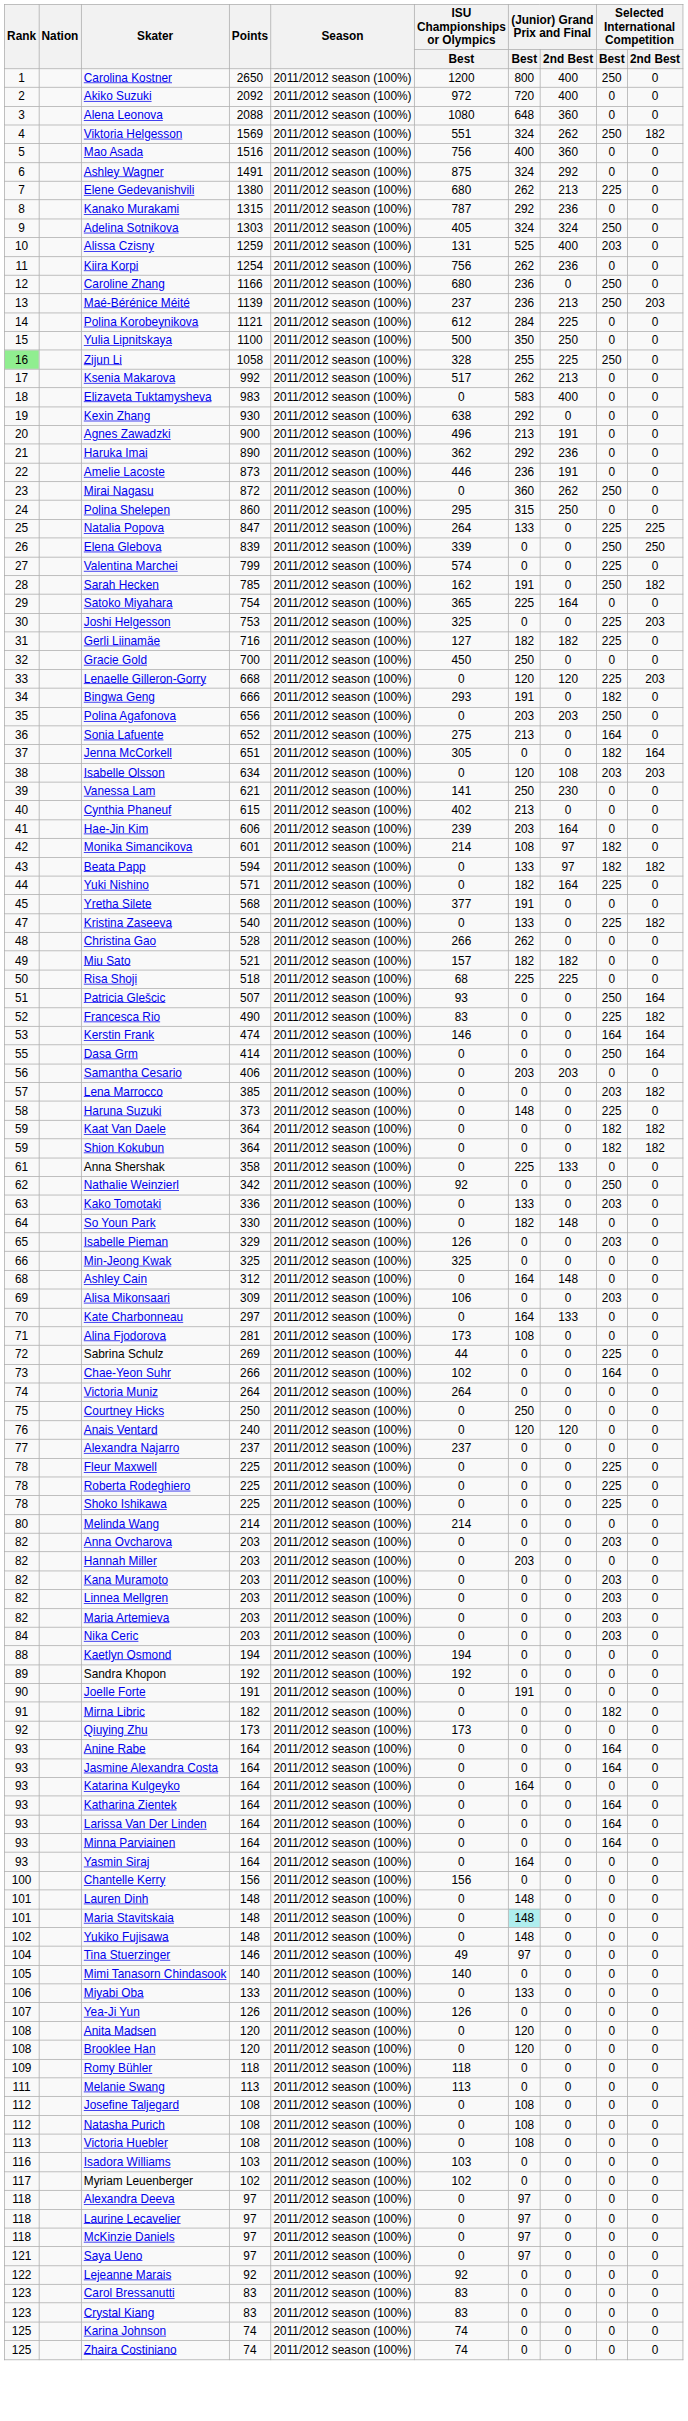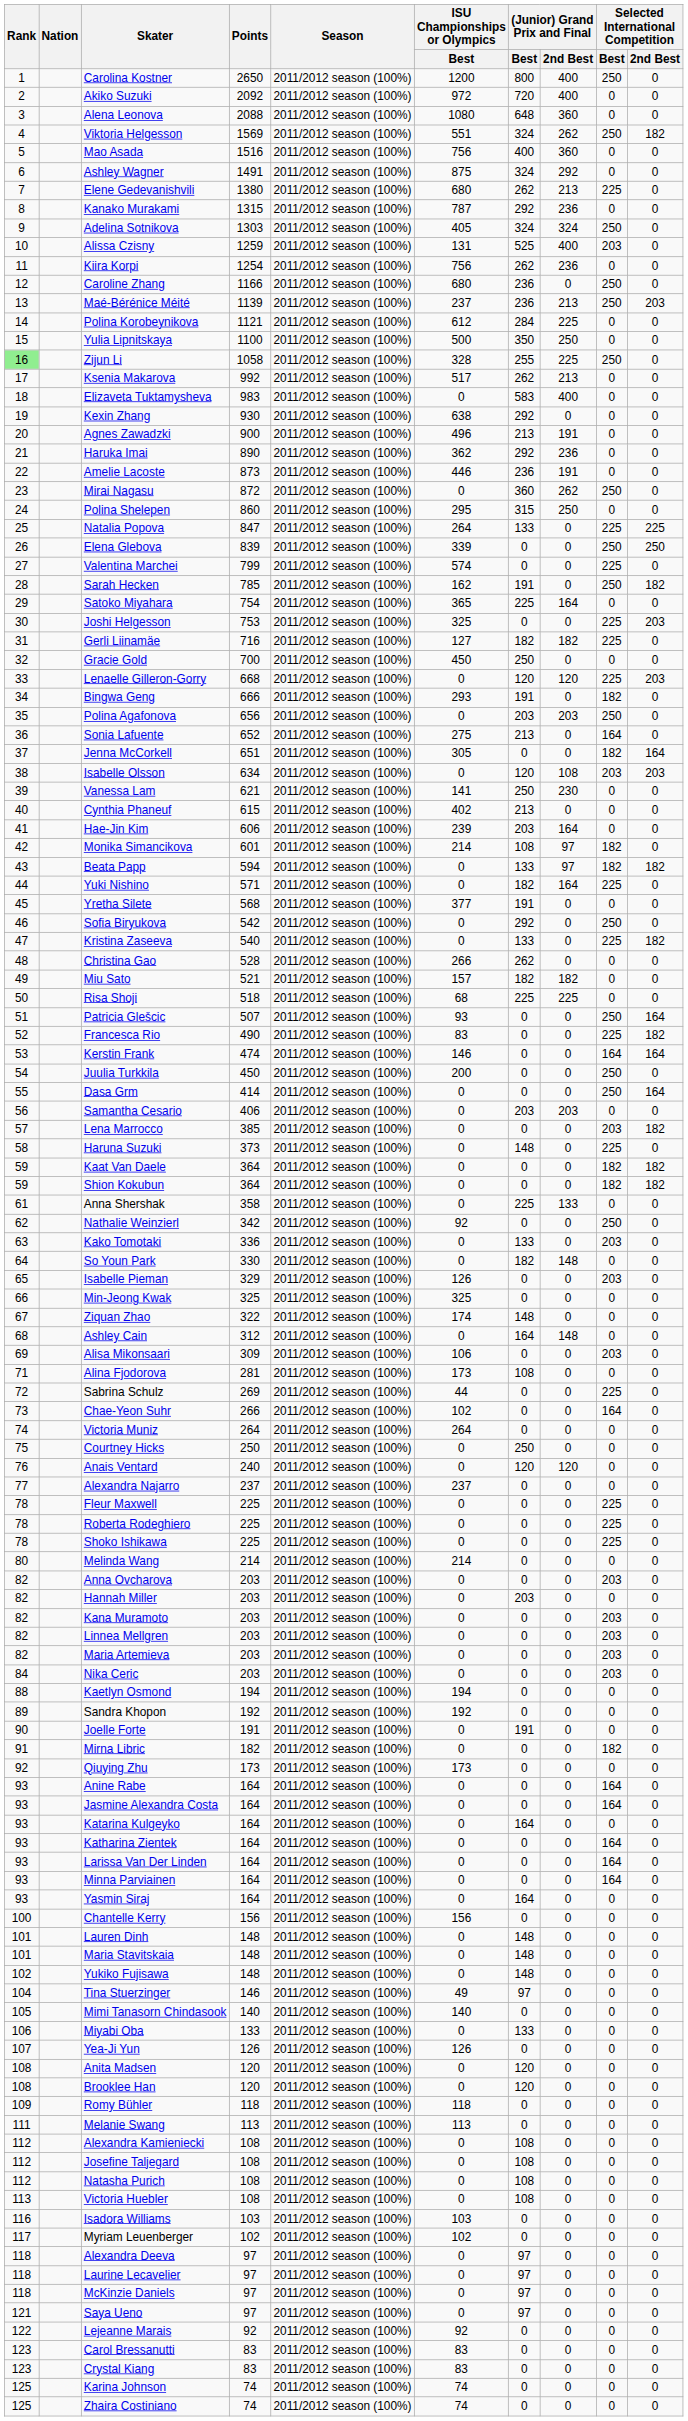+ row: (125, 923)
+ row: (121, 1073)
+ row: (117, 1317)
- row: (134, 1317)
(524, 1918) paleturquoise background -> (524, 1955) no background
+ row: (144, 2143)
